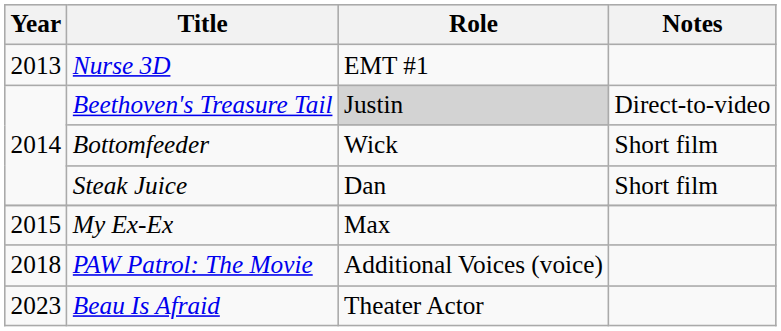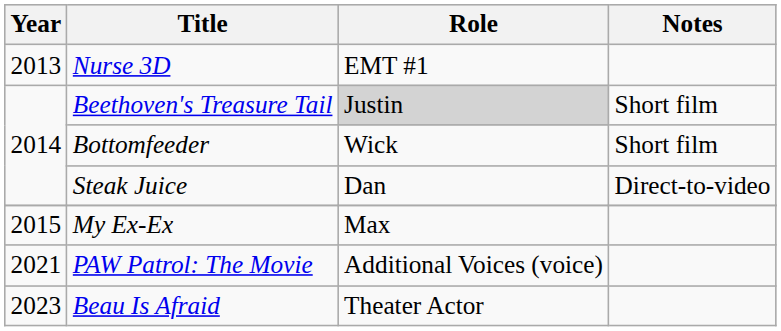(693, 104) Direct-to-video -> (666, 104) Short film
(666, 184) Short film -> (693, 184) Direct-to-video
(36, 265) 2018 -> (36, 265) 2021
